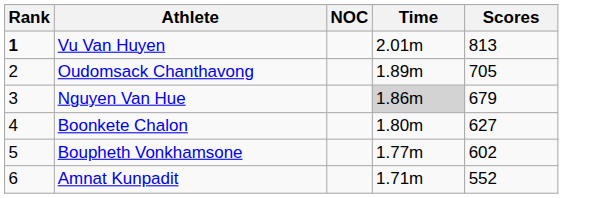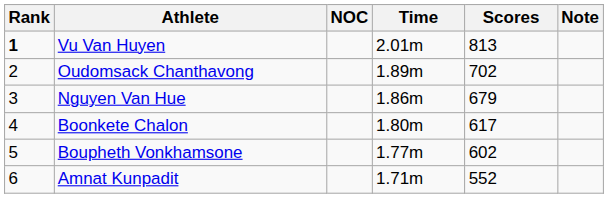+ column: (580, 17)
(483, 71) 705 -> (483, 71) 702
(400, 98) lightgrey background -> (400, 98) no background
(483, 125) 627 -> (483, 125) 617
